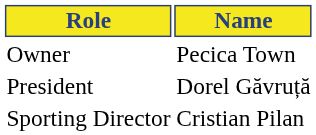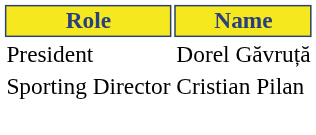- row: (38, 54)
